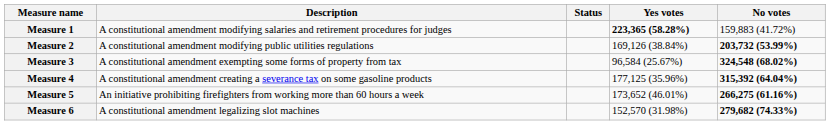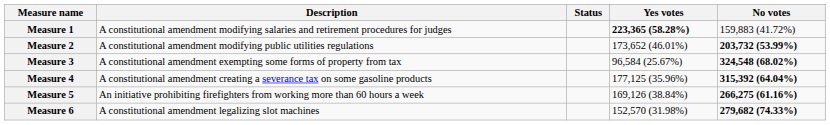(650, 45) 169,126 (38.84%) -> (650, 45) 173,652 (46.01%)
(650, 95) 173,652 (46.01%) -> (650, 95) 169,126 (38.84%)
